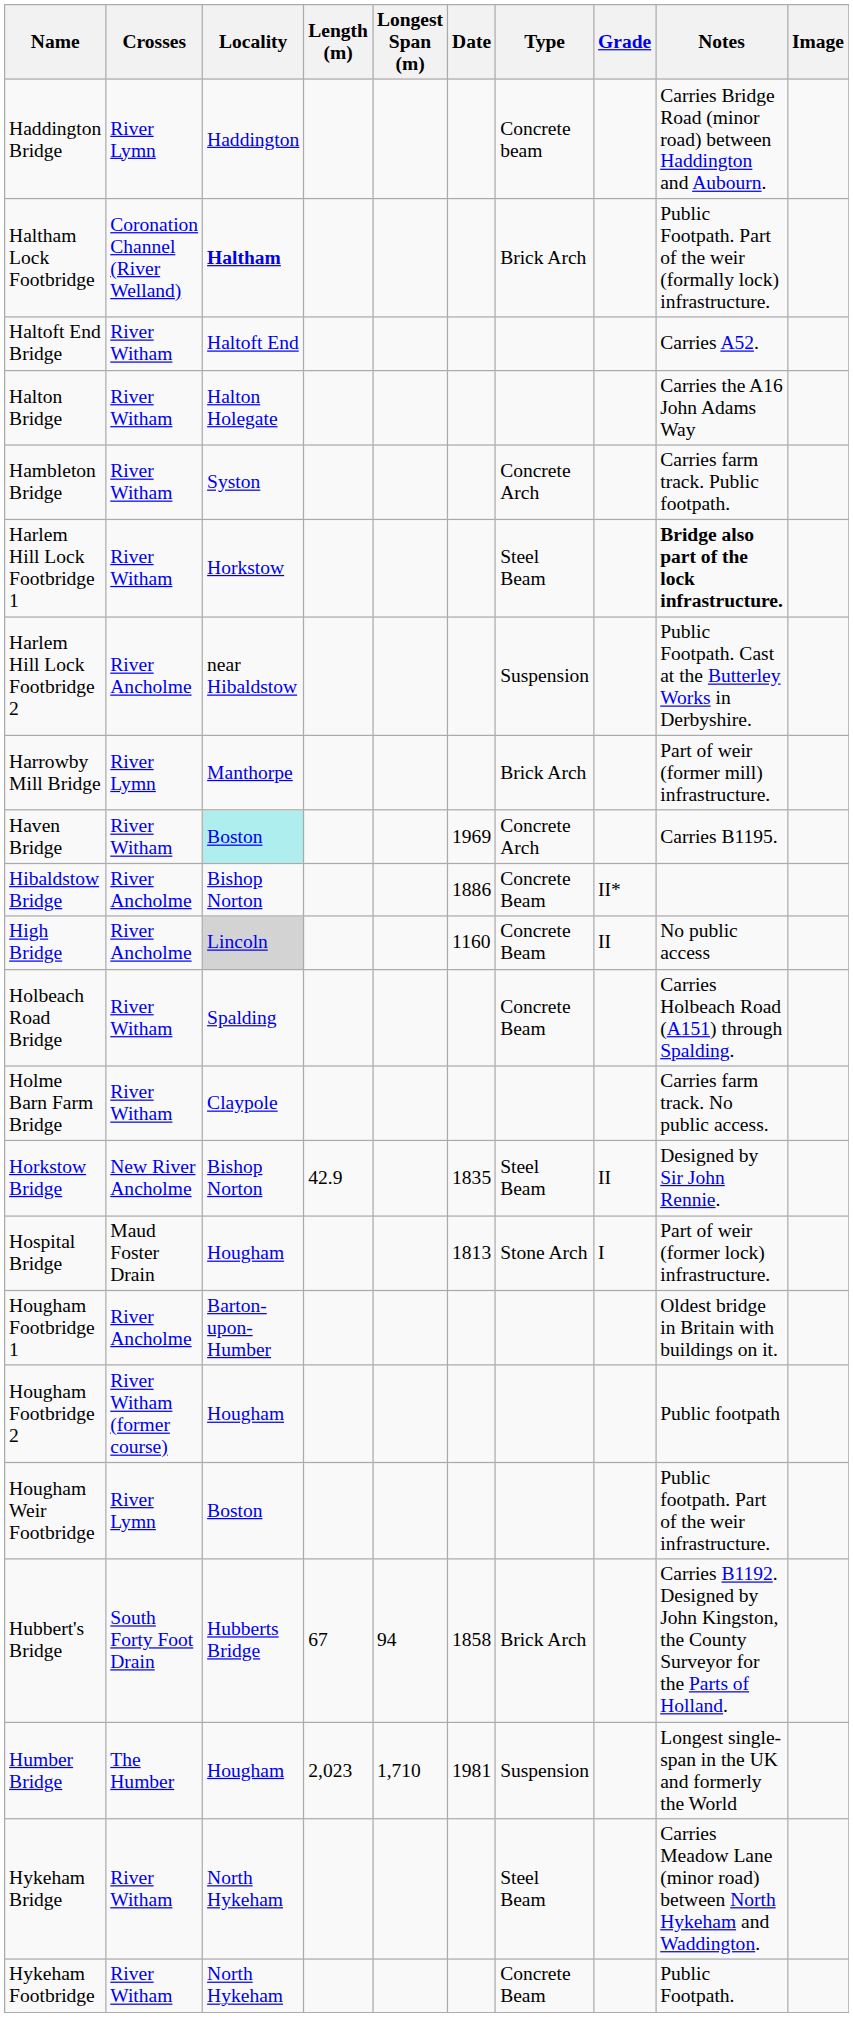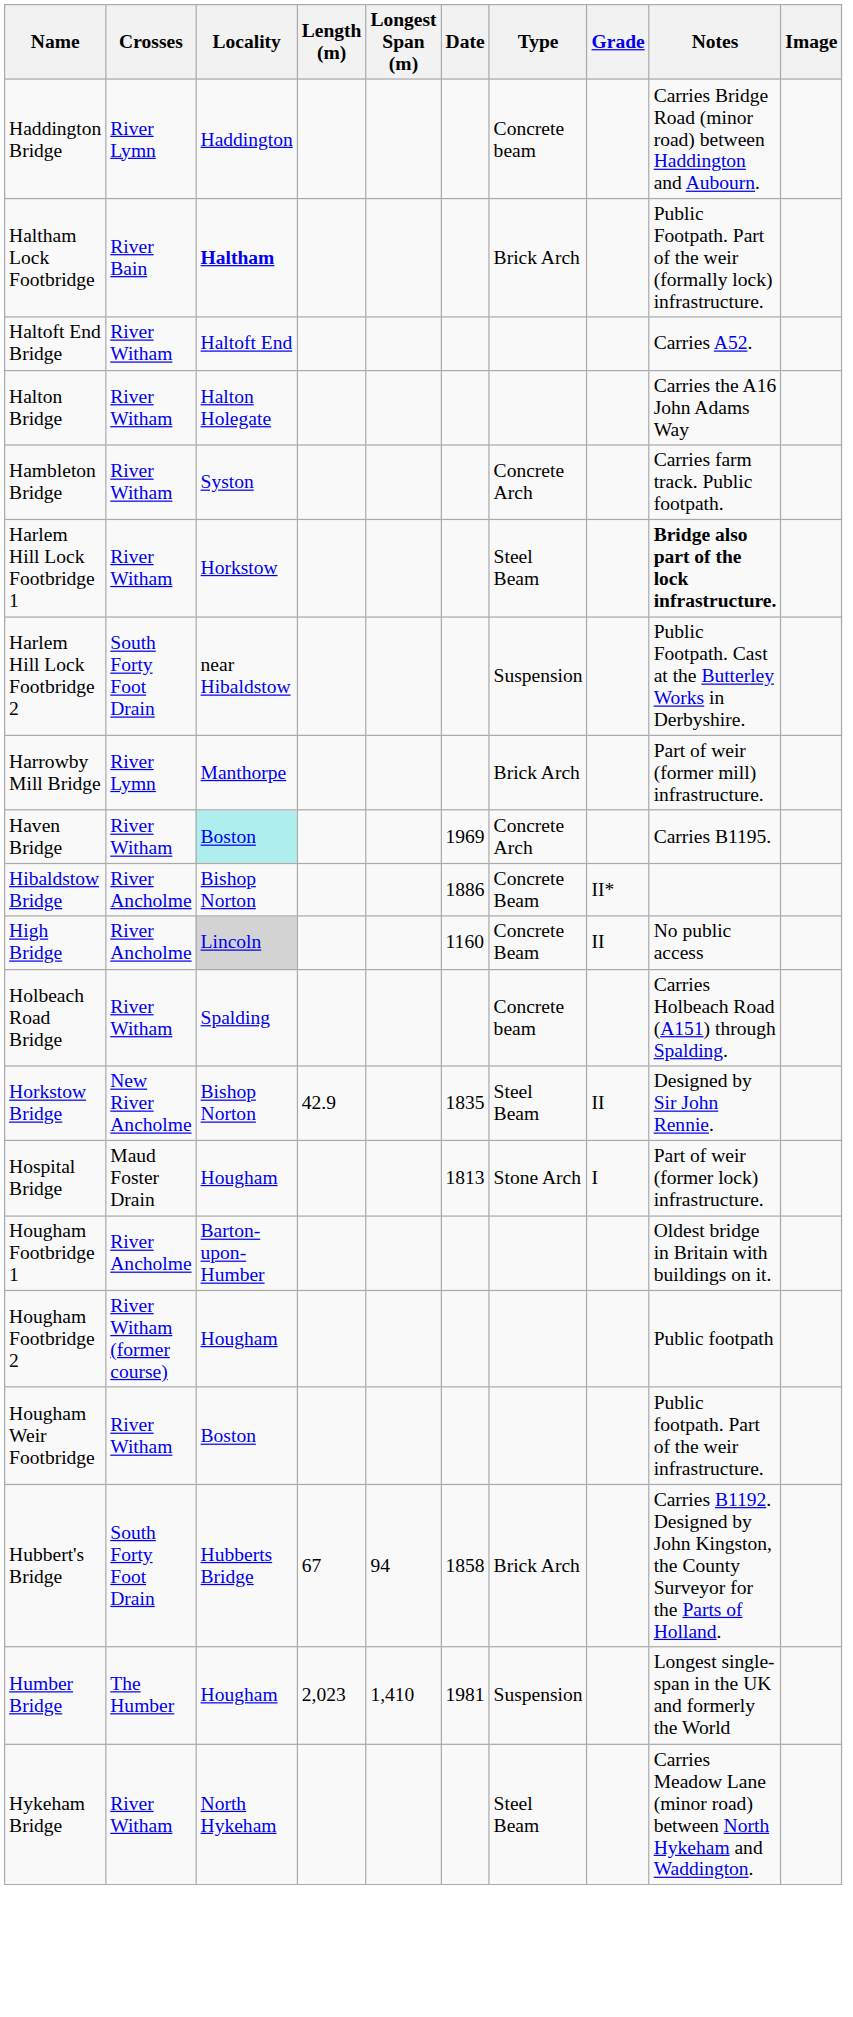(154, 257) Coronation Channel (River Welland) -> (132, 257) River Bain
(151, 675) River Ancholme -> (133, 675) South Forty Foot Drain
(535, 1017) Concrete Beam -> (529, 1017) Concrete beam
- row: (51, 1103)
(133, 1510) River Lymn -> (141, 1435) River Witham
(399, 1770) 1,710 -> (392, 1695) 1,410
- row: (52, 1985)
